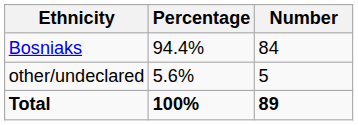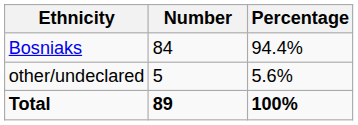columns swapped: (304, 18) <-> (202, 18)
